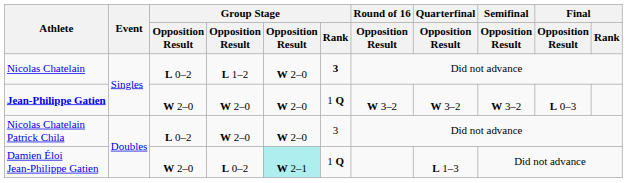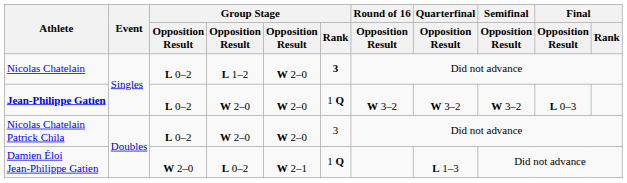(178, 106) W 2–0 -> (178, 106) L 0–2
(292, 168) paleturquoise background -> (292, 168) no background
